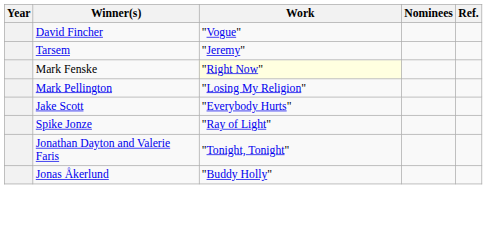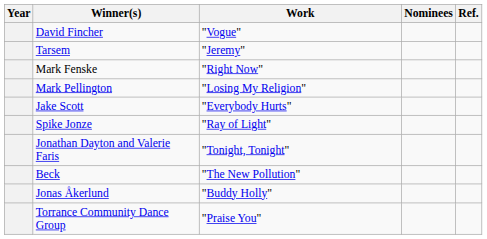(232, 69) lightyellow background -> (232, 69) no background
+ row: (48, 175)
+ row: (102, 218)
